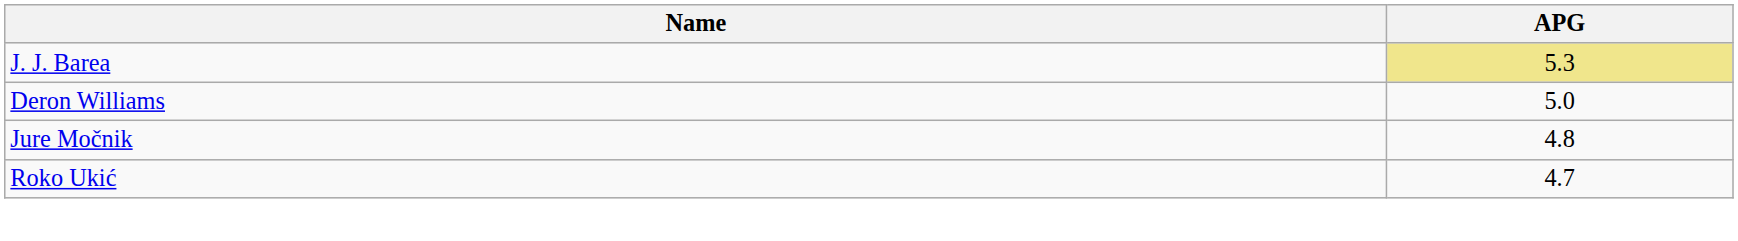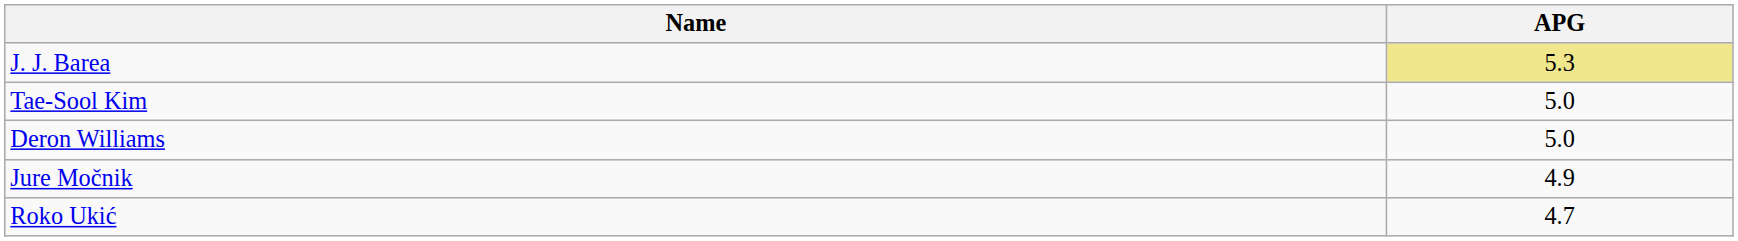+ row: (79, 100)
(1560, 139) 4.8 -> (1560, 178) 4.9
